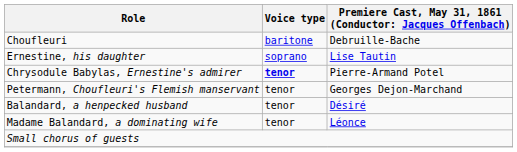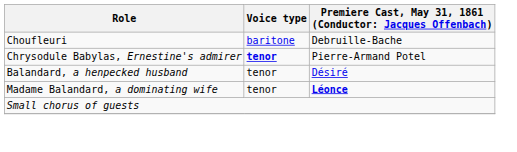- row: (76, 57)
- row: (133, 89)
(348, 122) normal -> (330, 89) bold
